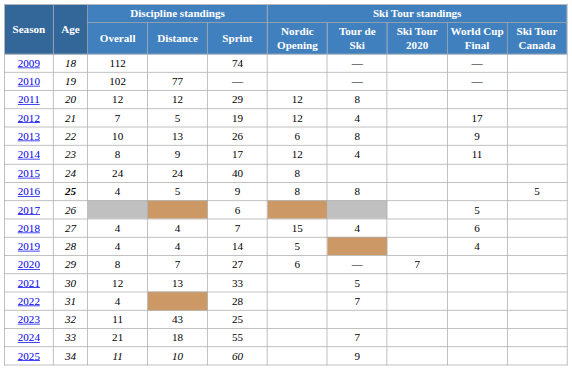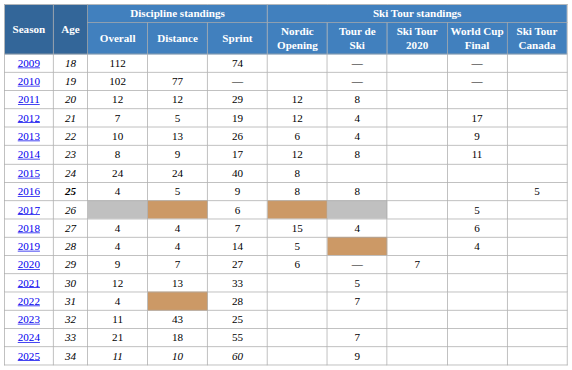(357, 136) 8 -> (357, 136) 4
(357, 155) 4 -> (357, 155) 8
(118, 264) 8 -> (118, 264) 9
